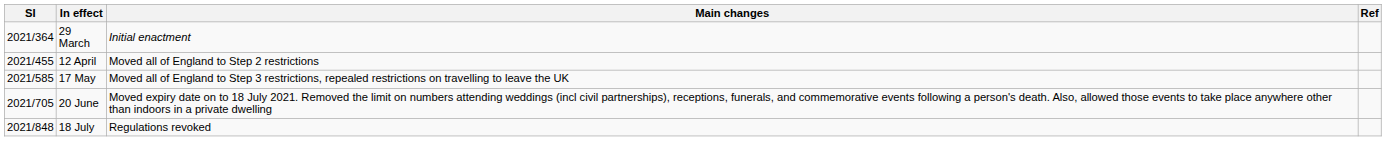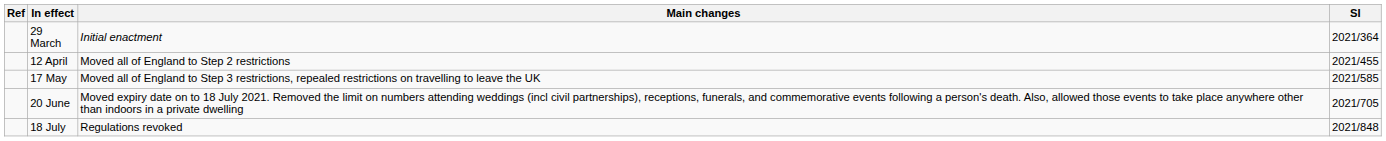columns swapped: (30, 13) <-> (1370, 13)
